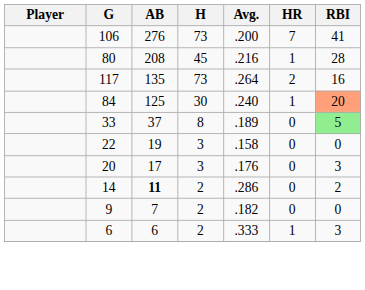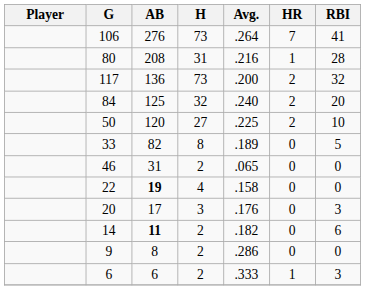(246, 36) .200 -> (246, 36) .264
(200, 58) 45 -> (200, 58) 31
(155, 79) 135 -> (155, 79) 136
(246, 79) .264 -> (246, 79) .200
(338, 79) 16 -> (338, 79) 32
(200, 101) 30 -> (200, 101) 32
(292, 101) 1 -> (292, 101) 2
(338, 101) lightsalmon background -> (338, 101) no background
+ row: (109, 123)
(155, 123) 37 -> (155, 144) 82
(338, 123) lightgreen background -> (338, 144) no background
+ row: (109, 166)
(155, 144) normal -> (155, 187) bold
(200, 144) 3 -> (200, 187) 4
(246, 187) .286 -> (246, 230) .182
(338, 187) 2 -> (338, 230) 6
(155, 209) 7 -> (155, 252) 8
(246, 209) .182 -> (246, 252) .286
